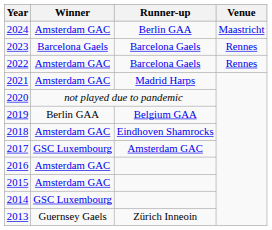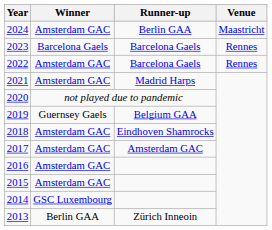(73, 115) Berlin GAA -> (73, 115) Guernsey Gaels
(73, 149) GSC Luxembourg -> (73, 149) Amsterdam GAC
(73, 217) Guernsey Gaels -> (73, 217) Berlin GAA
